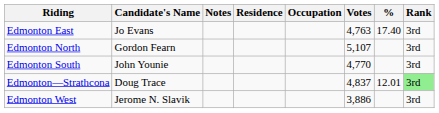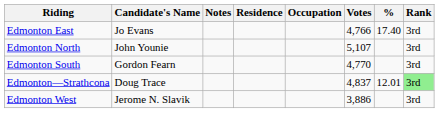(359, 30) 4,763 -> (359, 30) 4,766
(145, 47) Gordon Fearn -> (142, 47) John Younie
(142, 64) John Younie -> (145, 64) Gordon Fearn
